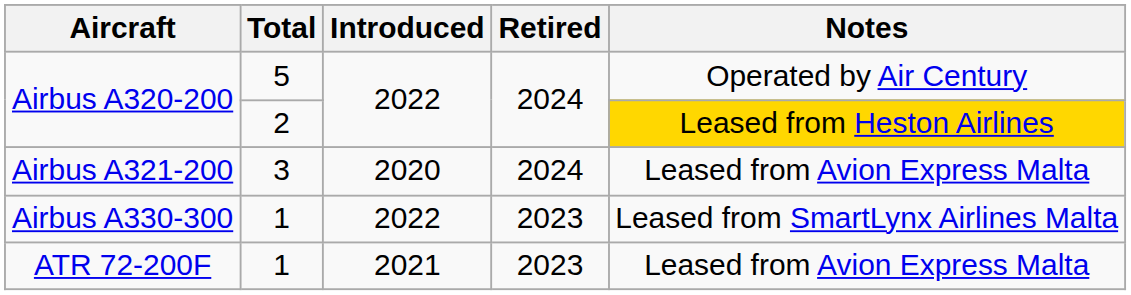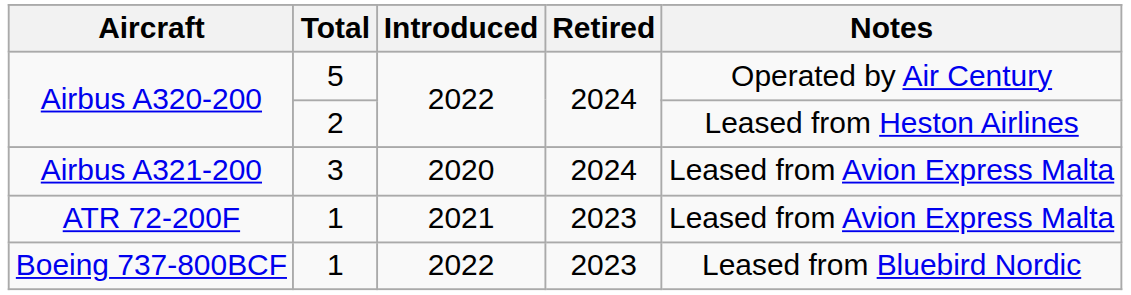(867, 123) gold background -> (892, 123) no background
- row: (123, 218)
+ row: (151, 265)
